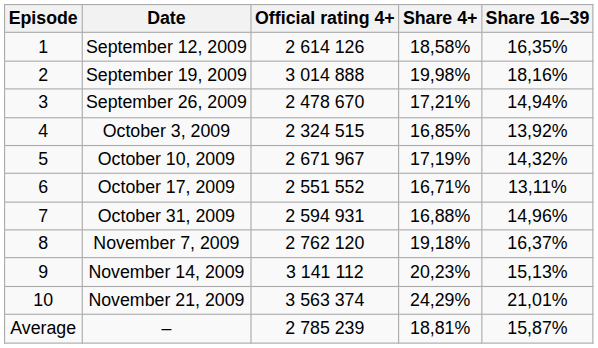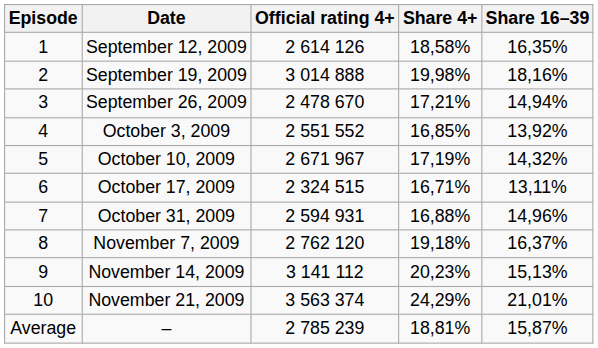(325, 131) 2 324 515 -> (325, 131) 2 551 552
(325, 187) 2 551 552 -> (325, 187) 2 324 515
